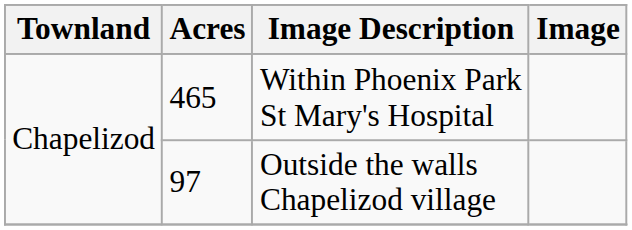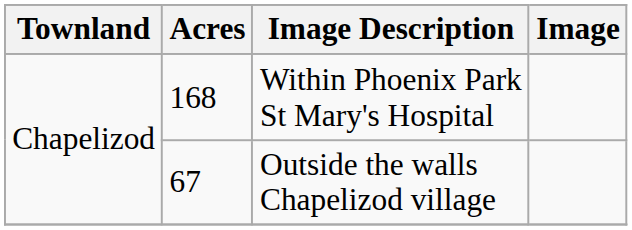(193, 96) 465 -> (193, 96) 168
(185, 181) 97 -> (185, 181) 67
